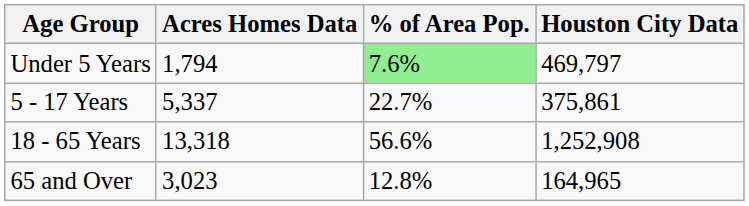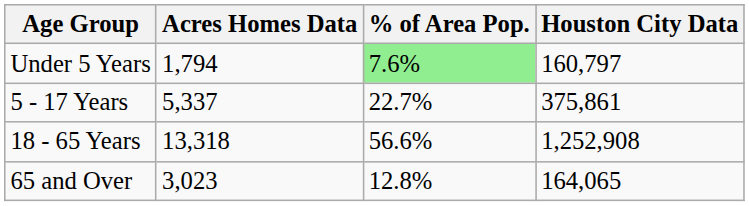(581, 63) 469,797 -> (581, 63) 160,797
(581, 180) 164,965 -> (581, 180) 164,065
